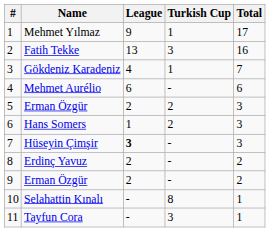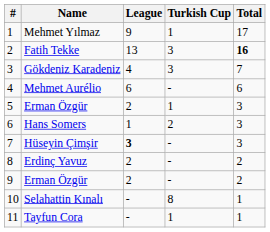(242, 50) normal -> (242, 50) bold
(170, 69) 1 -> (170, 69) 3
(170, 106) 2 -> (170, 106) 1
(170, 217) 3 -> (170, 217) 1
